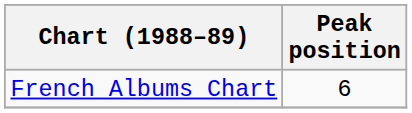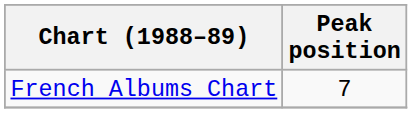(345, 89) 6 -> (345, 89) 7
